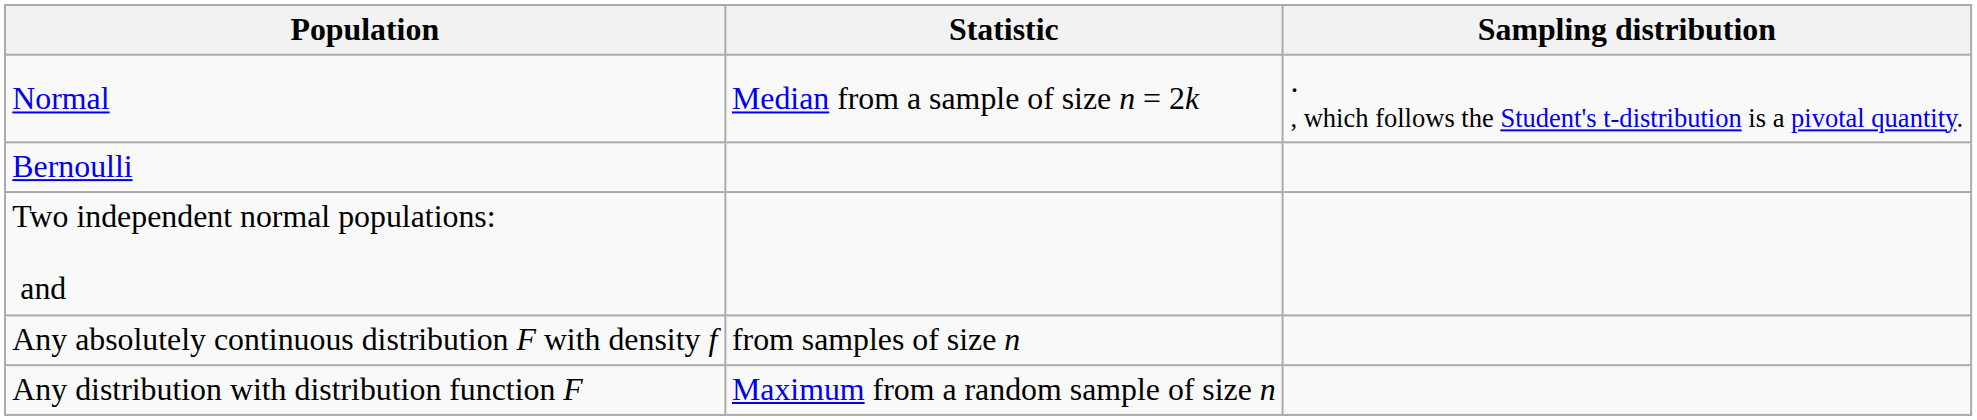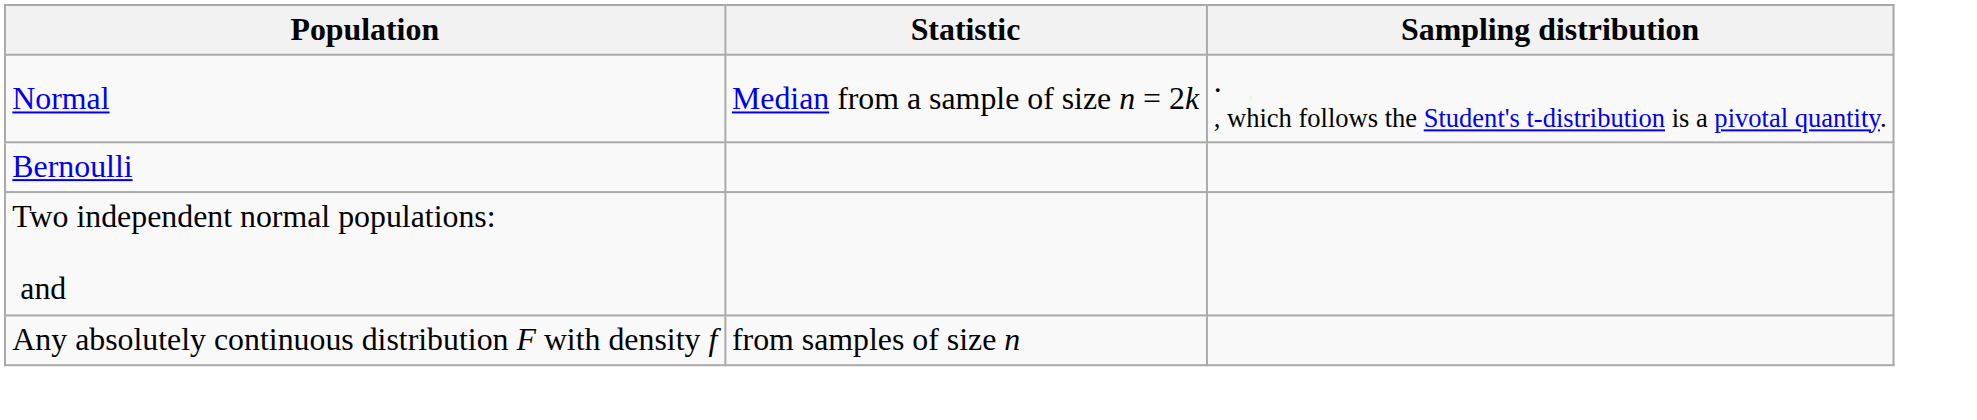- row: (298, 389)
